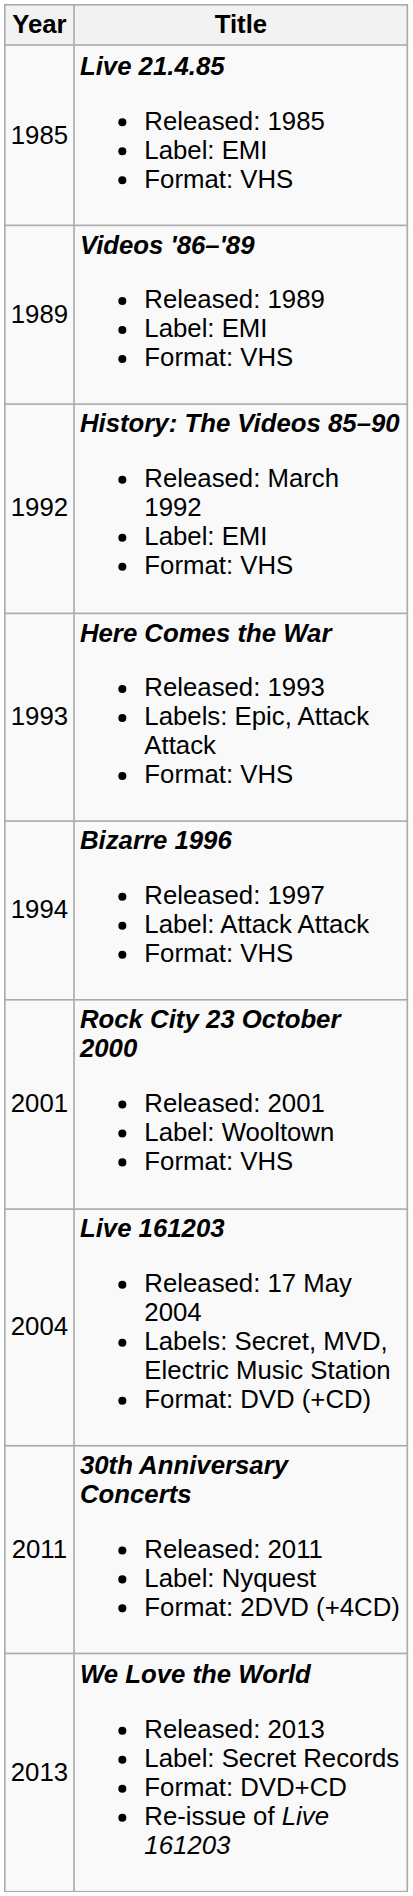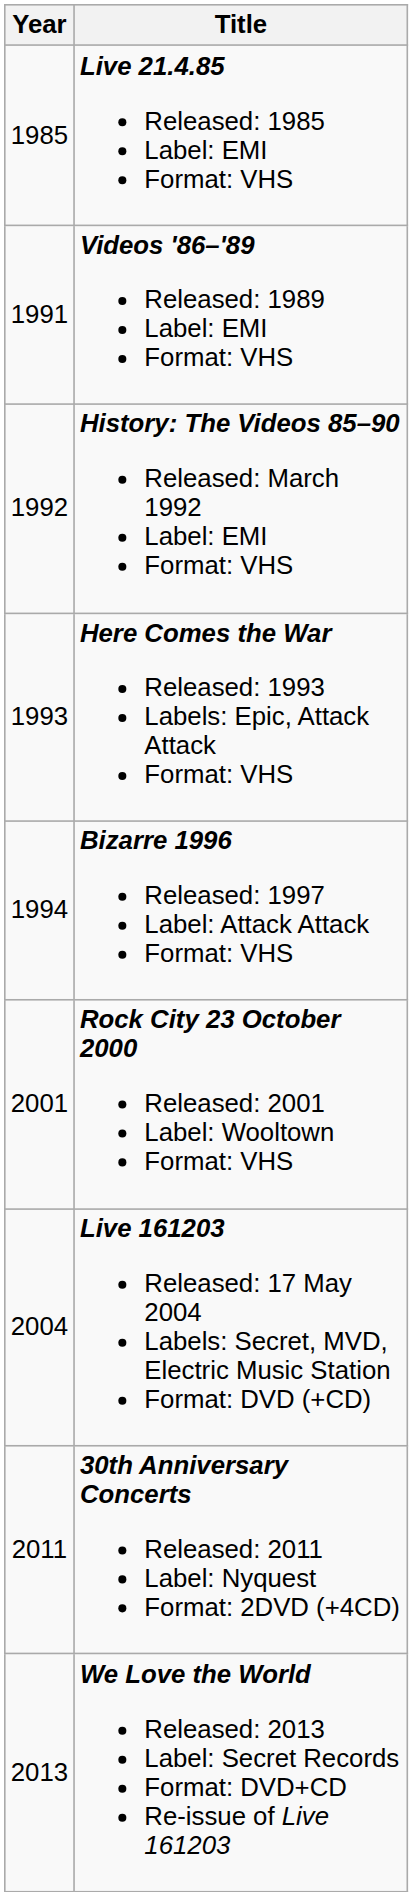(39, 314) 1989 -> (39, 314) 1991
